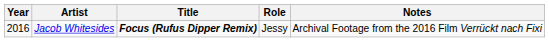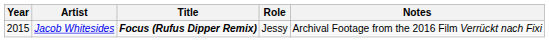(18, 28) 2016 -> (18, 28) 2015
